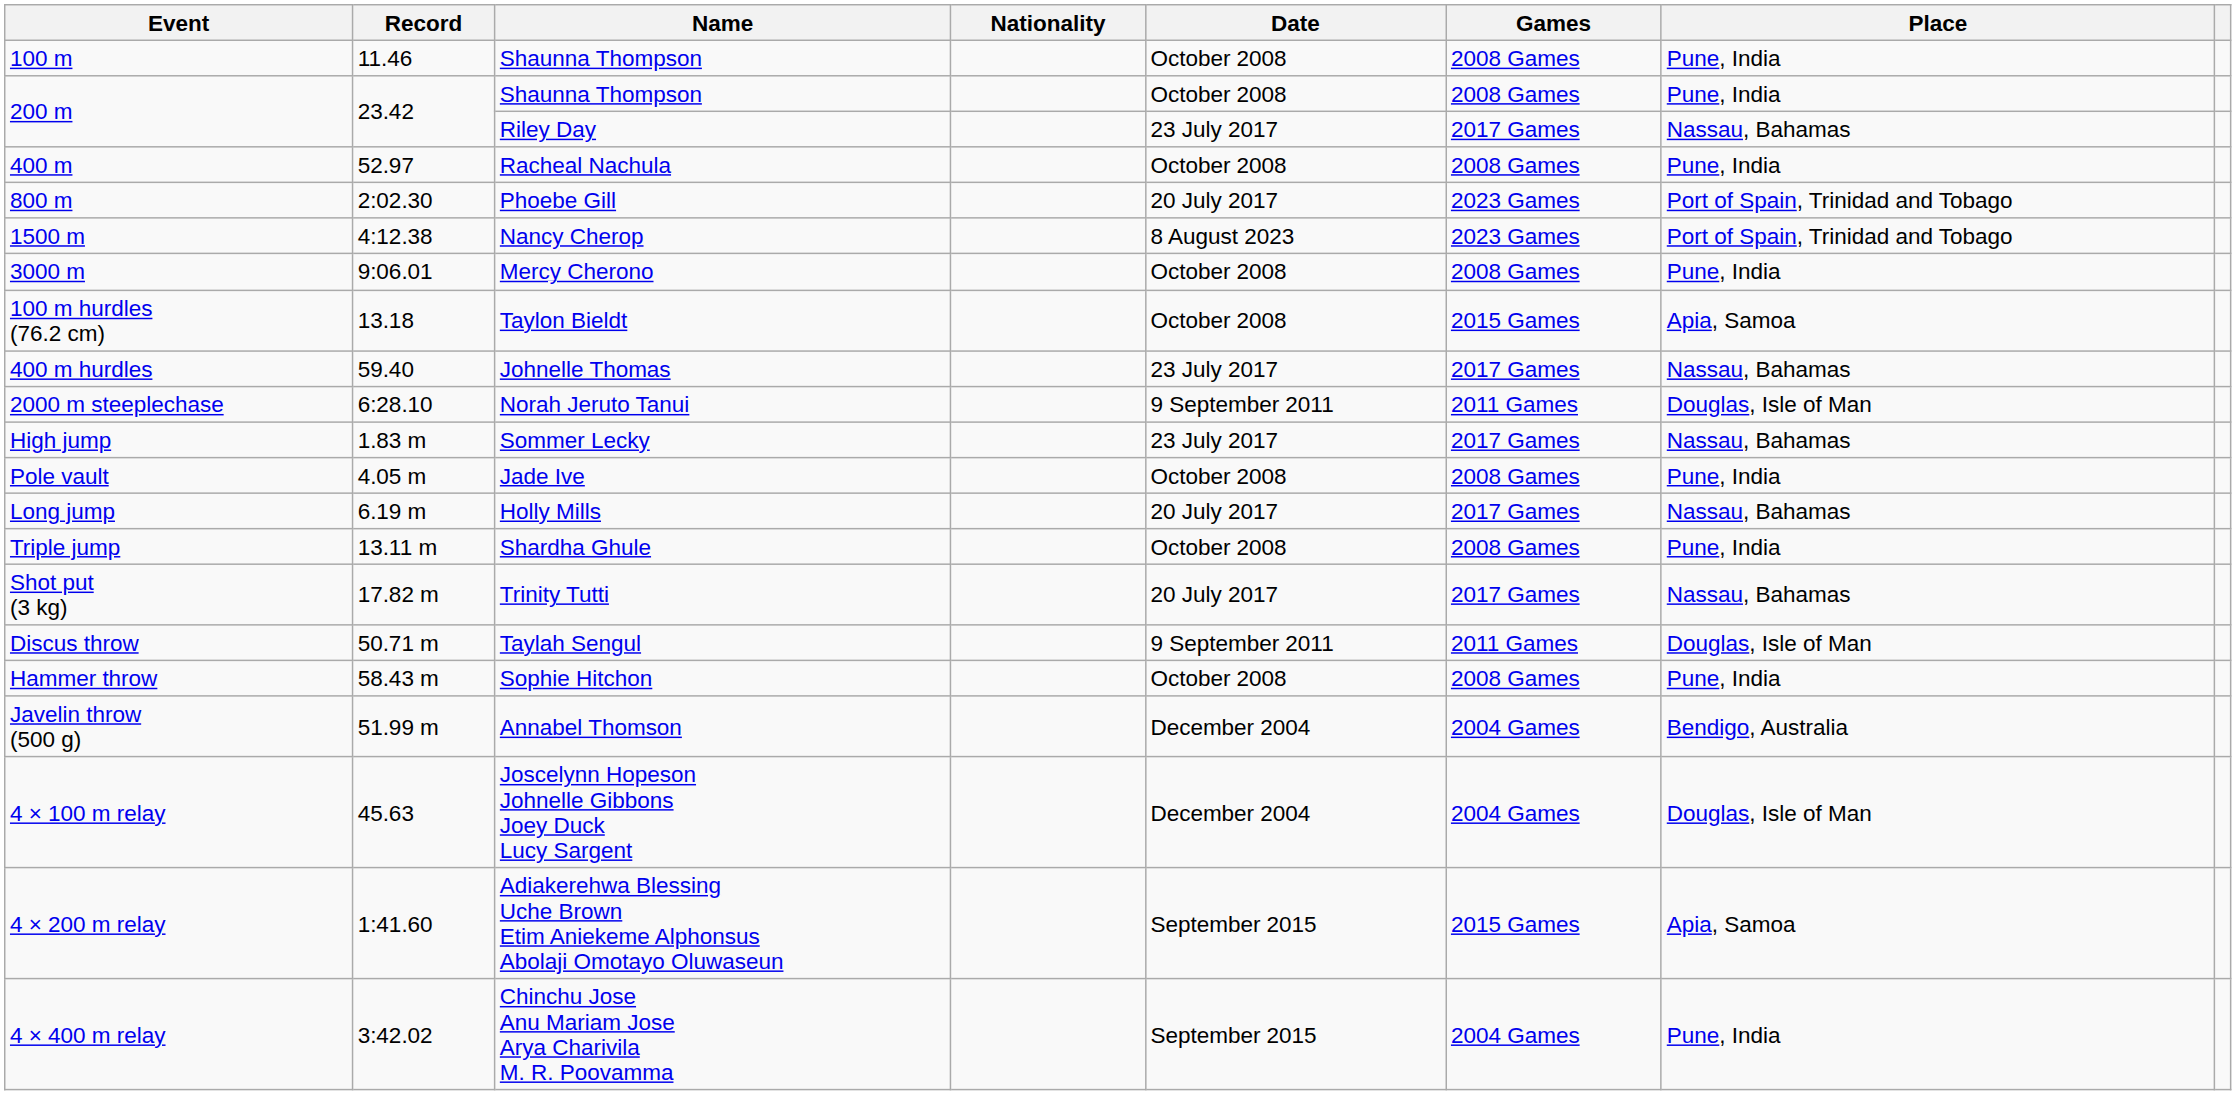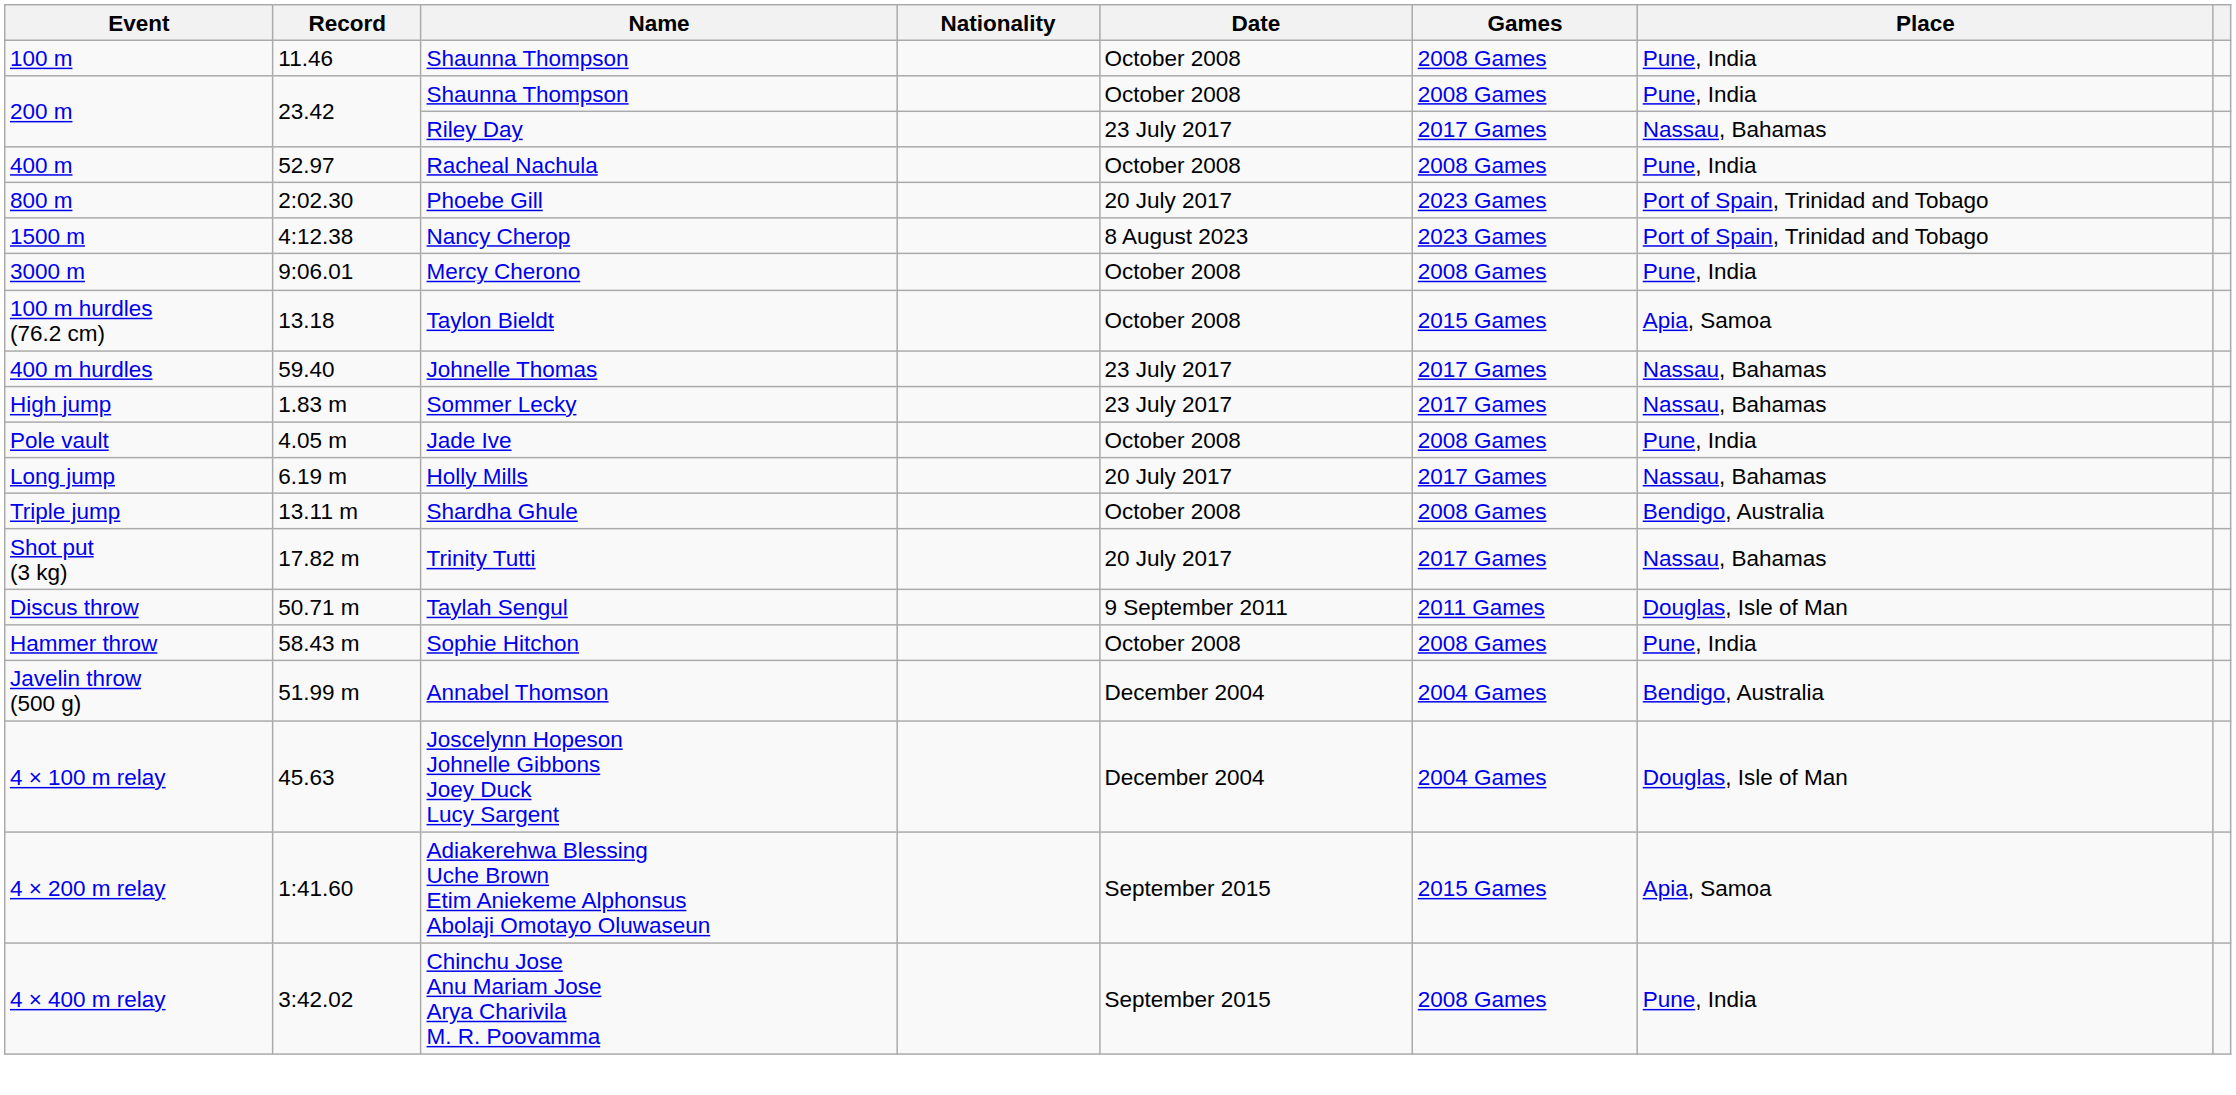- row: (117, 404)
(1724, 546) Pune, India -> (1733, 511) Bendigo, Australia
(1515, 1035) 2004 Games -> (1482, 999) 2008 Games
